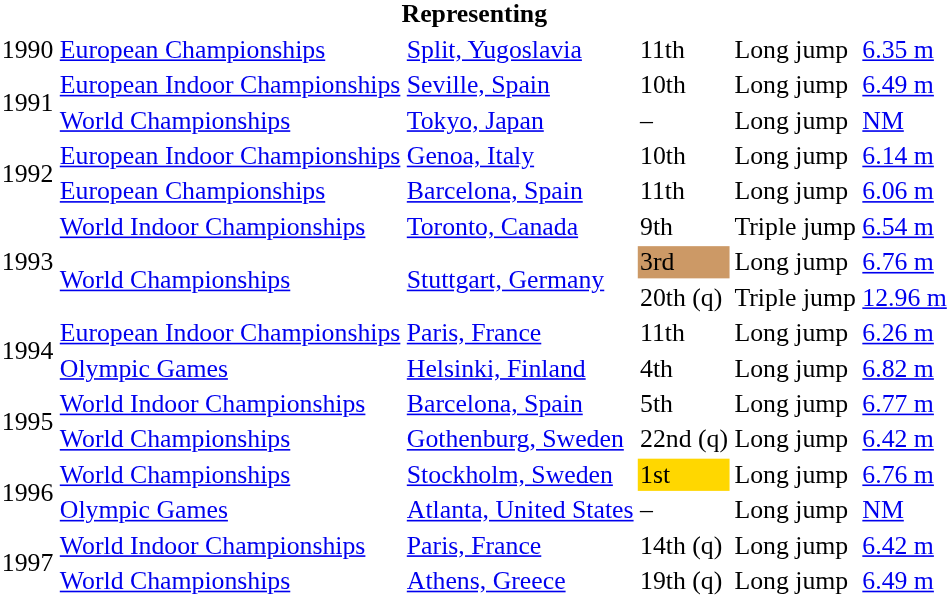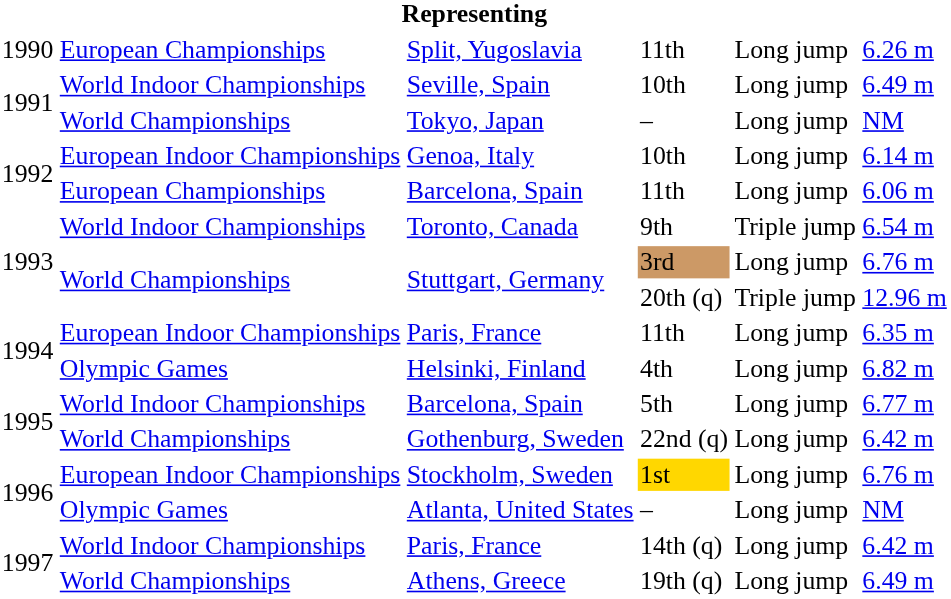(898, 49) 6.35 m -> (898, 49) 6.26 m
(230, 84) European Indoor Championships -> (213, 84) World Indoor Championships
(898, 332) 6.26 m -> (898, 332) 6.35 m
(175, 474) World Championships -> (230, 474) European Indoor Championships
